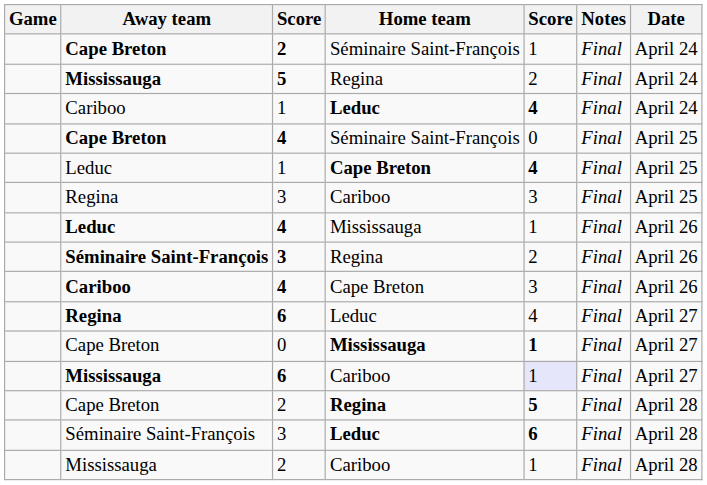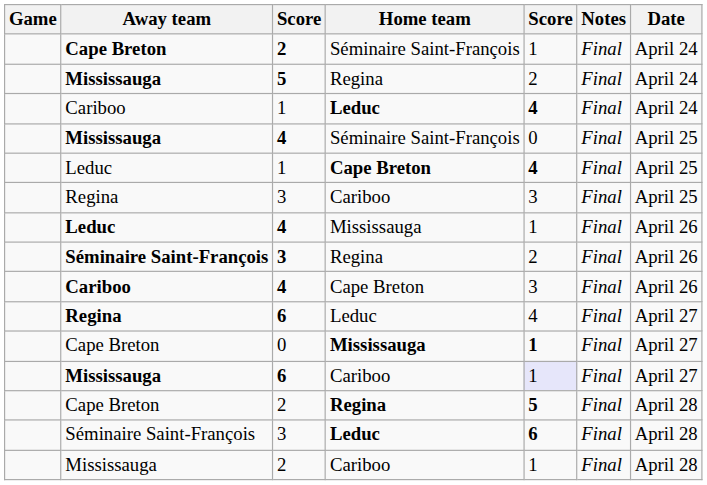(116, 138) Cape Breton -> (113, 138) Mississauga
